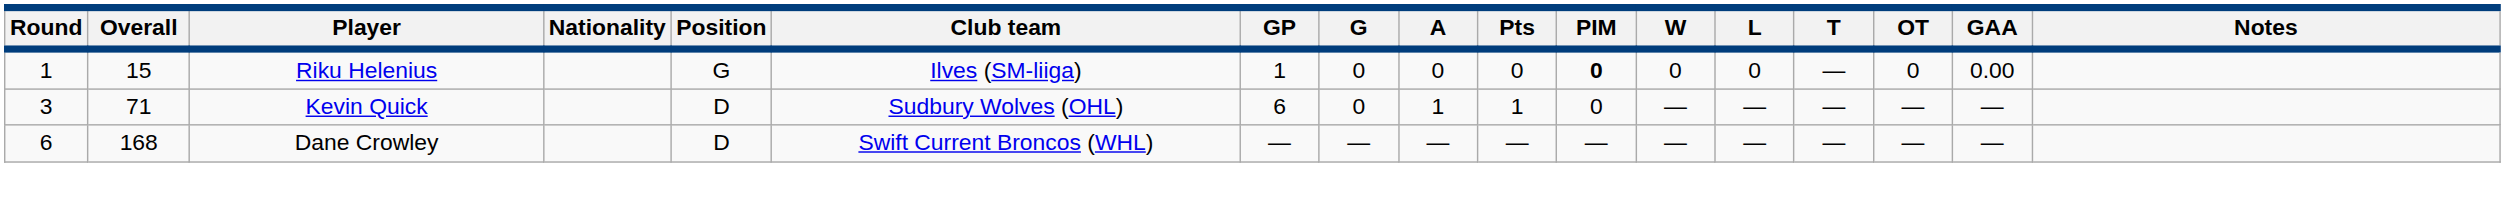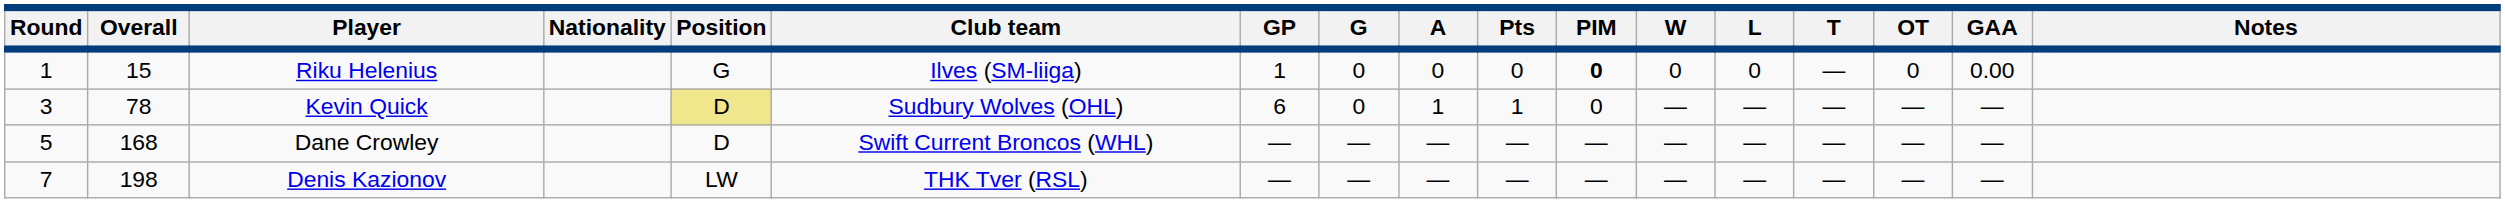(139, 106) 71 -> (139, 106) 78
(721, 106) no background -> (721, 106) khaki background
(46, 142) 6 -> (46, 142) 5
+ row: (367, 179)
